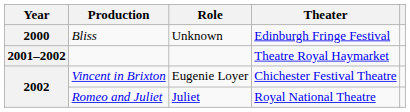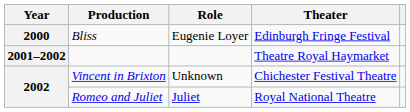(197, 35) Unknown -> (210, 35) Eugenie Loyer
(210, 76) Eugenie Loyer -> (197, 76) Unknown
